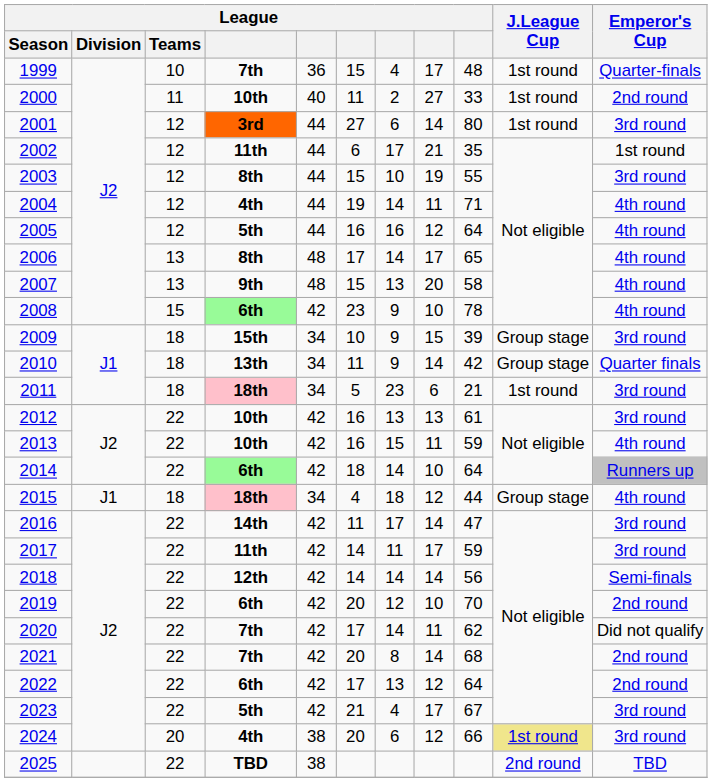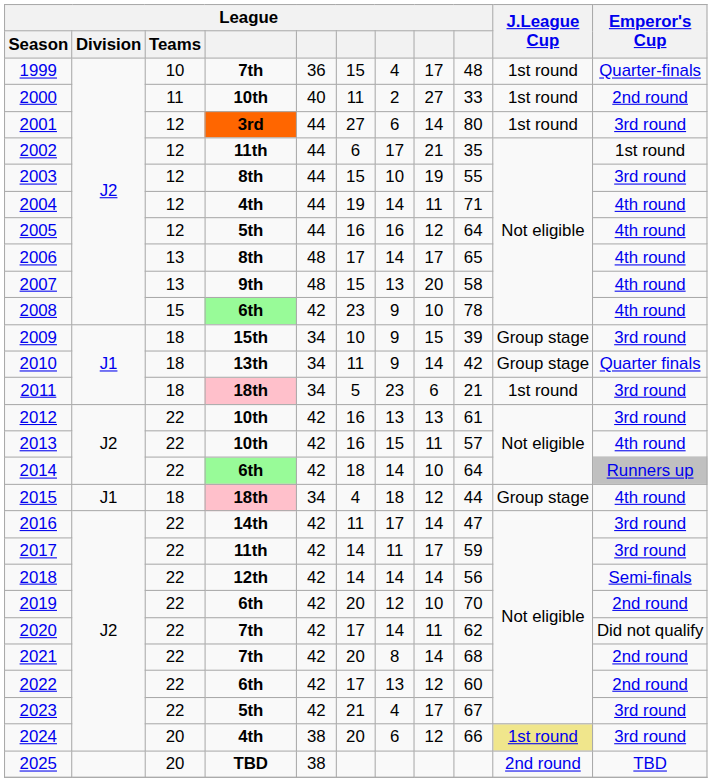(473, 444) 59 -> (473, 444) 57
(473, 683) 64 -> (473, 683) 60
(175, 763) 22 -> (175, 763) 20
